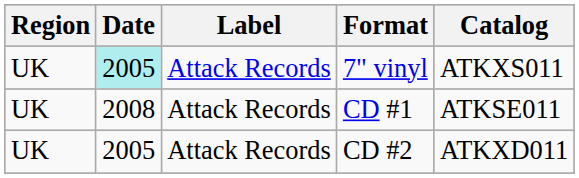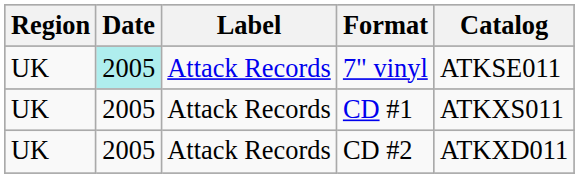(502, 67) ATKXS011 -> (500, 67) ATKSE011
(129, 109) 2008 -> (129, 109) 2005
(500, 109) ATKSE011 -> (502, 109) ATKXS011
